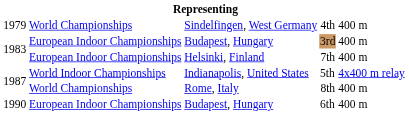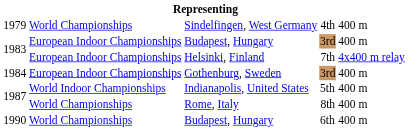(353, 57) 400 m -> (372, 57) 4x400 m relay
+ row: (233, 73)
(372, 73) 4x400 m relay -> (353, 88) 400 m
(105, 104) European Indoor Championships -> (81, 120) World Championships
